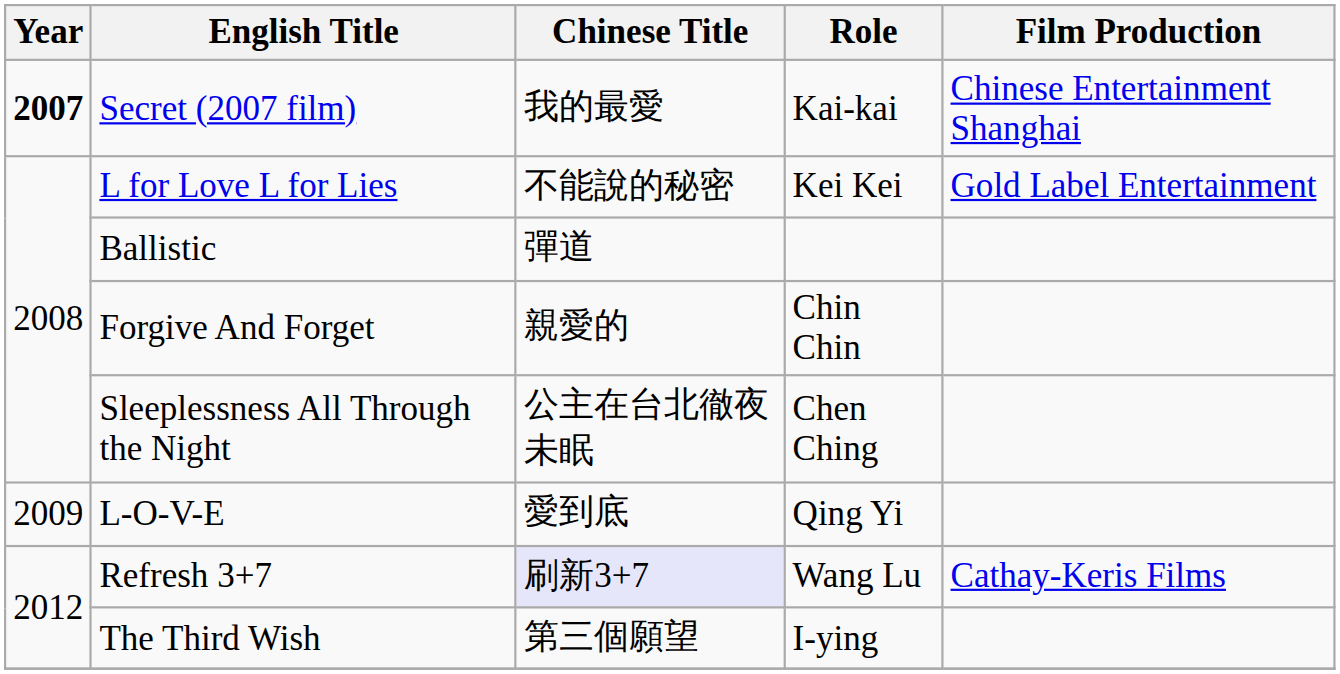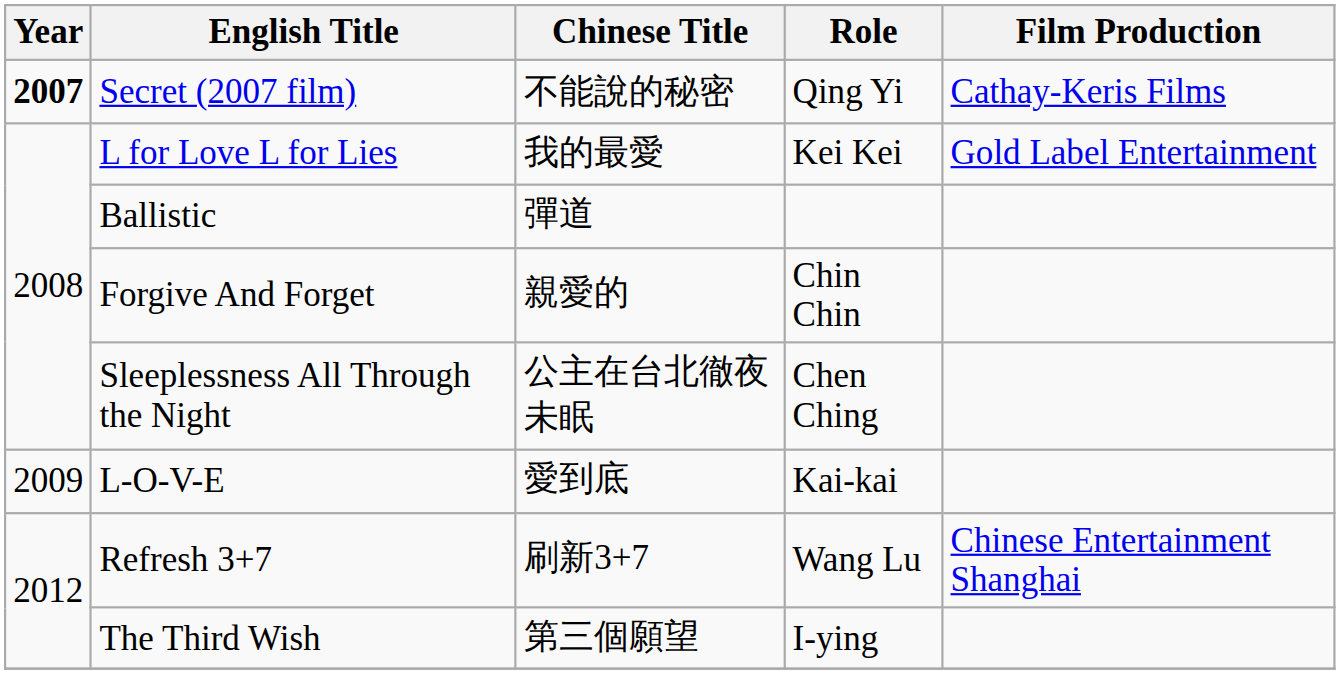(594, 106) 我的最愛 -> (629, 90) 不能說的秘密
(845, 107) Kai-kai -> (848, 91) Qing Yi
(1111, 107) Chinese Entertainment Shanghai -> (1088, 91) Cathay-Keris Films
(629, 185) 不能說的秘密 -> (594, 152) 我的最愛
(848, 513) Qing Yi -> (845, 480) Kai-kai
(587, 574) lavender background -> (587, 558) no background
(1088, 575) Cathay-Keris Films -> (1111, 559) Chinese Entertainment Shanghai
